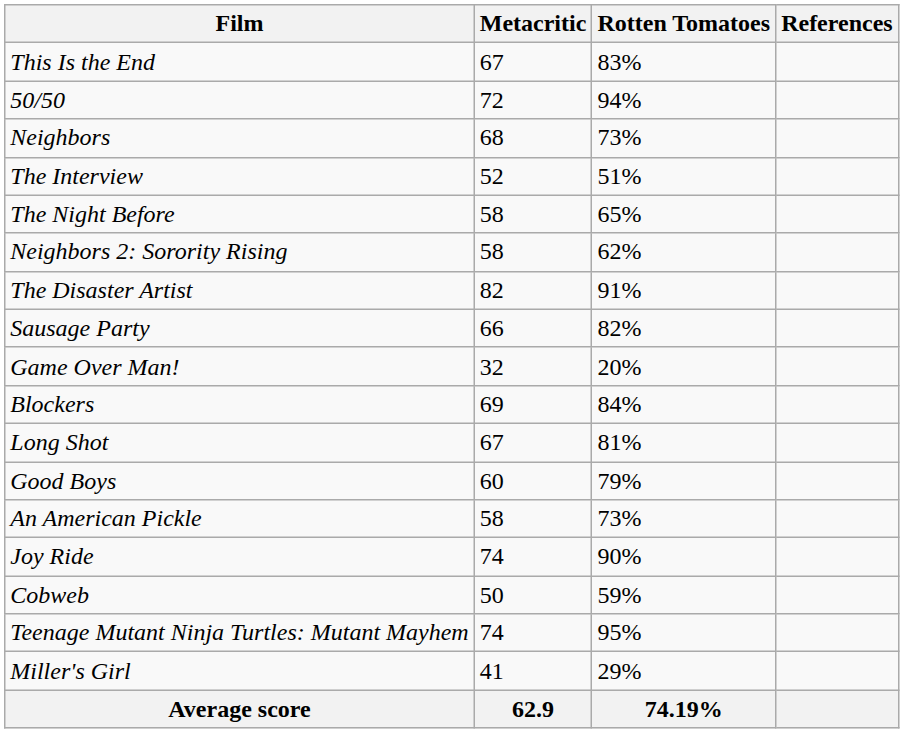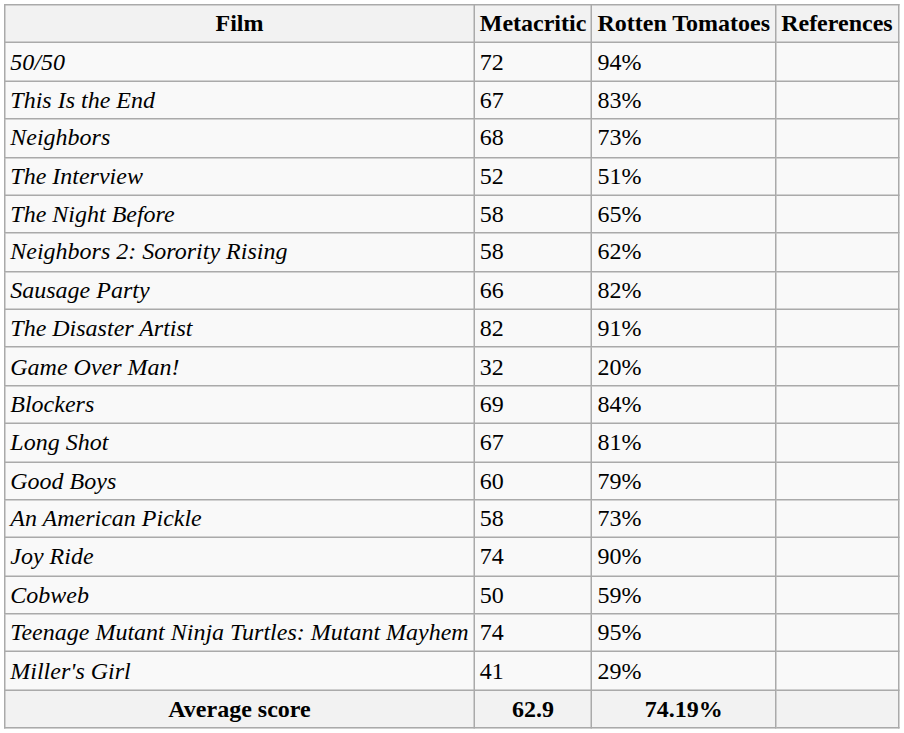rows swapped: (38, 99) <-> (83, 61)
rows swapped: (80, 328) <-> (101, 289)
